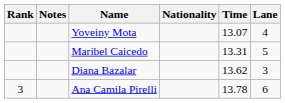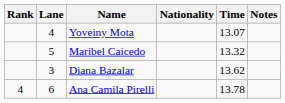columns swapped: (265, 14) <-> (53, 14)
(235, 51) 13.31 -> (232, 51) 13.32
(20, 89) 3 -> (20, 89) 4
